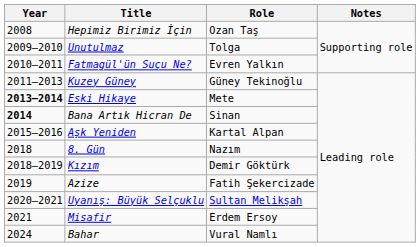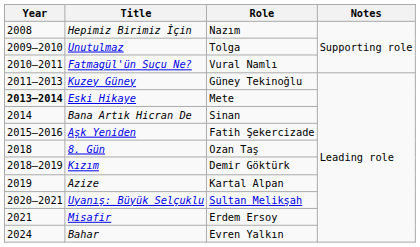(234, 30) Ozan Taş -> (225, 30) Nazım
(246, 64) Evren Yalkın -> (243, 64) Vural Namlı
(19, 115) bold -> (19, 115) normal
(246, 132) Kartal Alpan -> (262, 132) Fatih Şekercizade
(225, 149) Nazım -> (234, 149) Ozan Taş
(262, 183) Fatih Şekercizade -> (246, 183) Kartal Alpan
(243, 234) Vural Namlı -> (246, 234) Evren Yalkın
